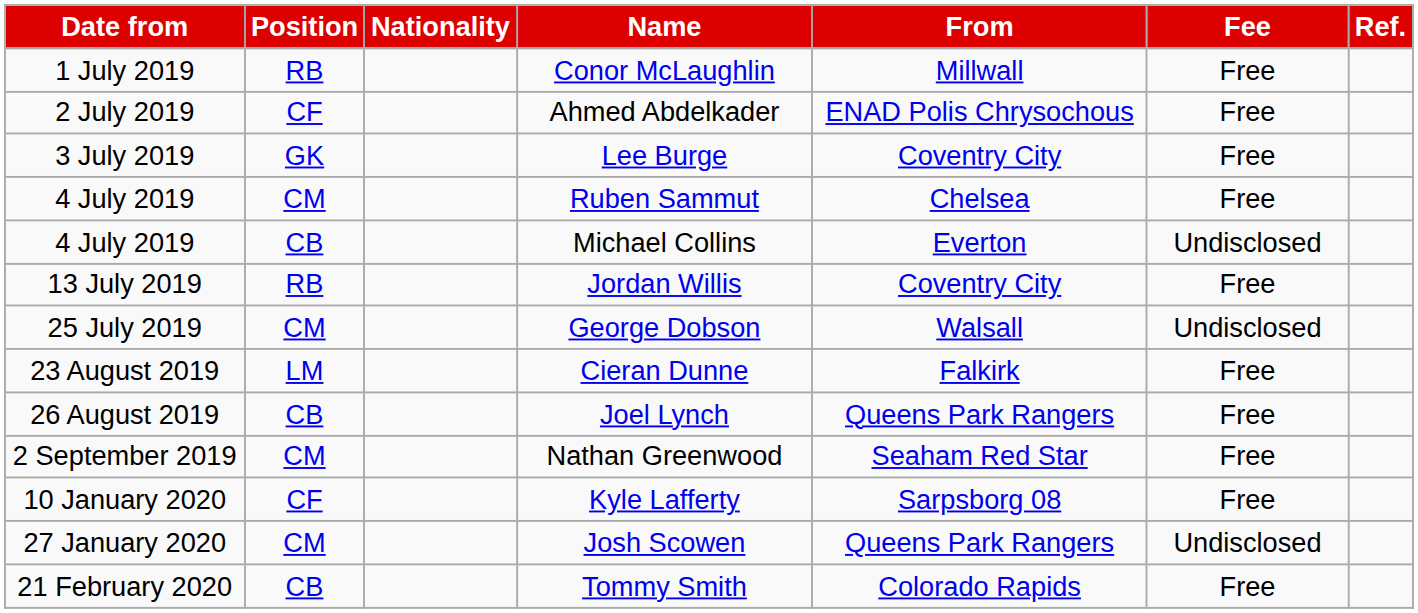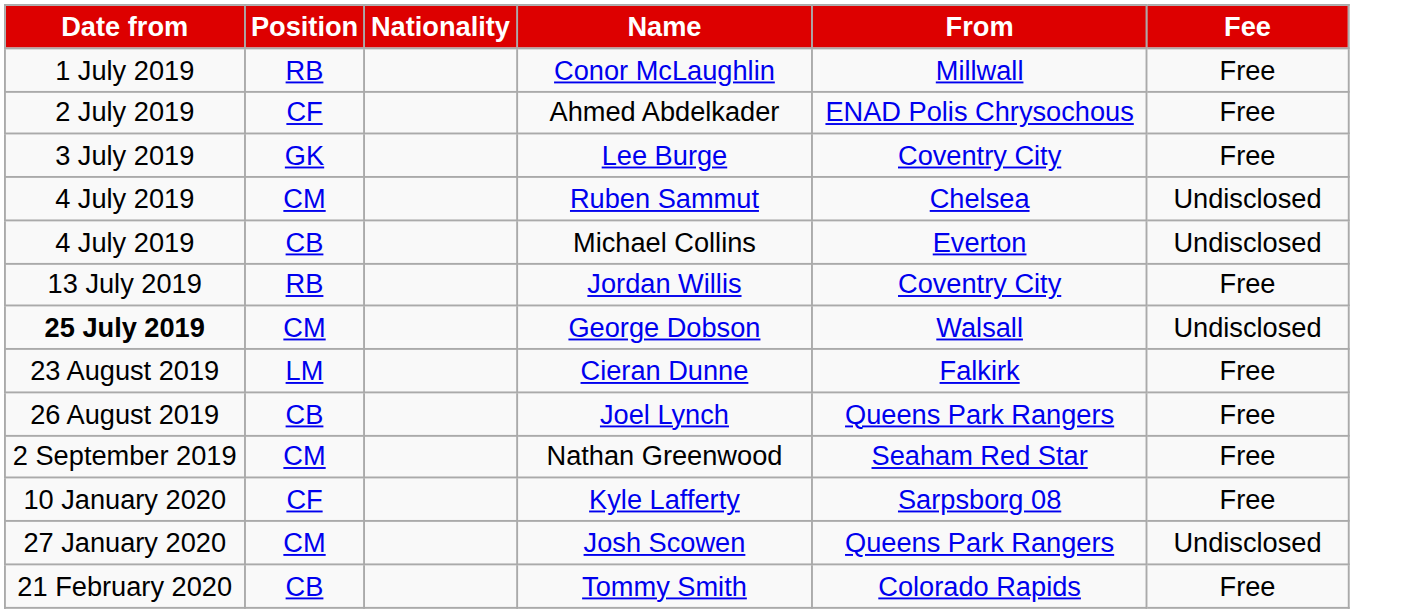- column: (1380, 27)
(1248, 199) Free -> (1248, 199) Undisclosed
(125, 328) normal -> (125, 328) bold
